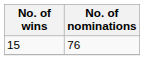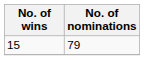(74, 45) 76 -> (74, 45) 79
